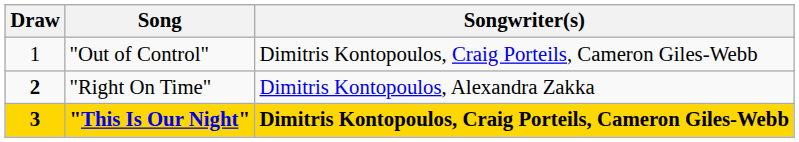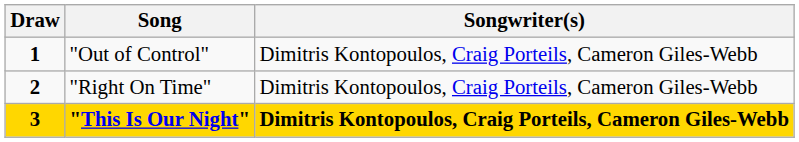(35, 53) normal -> (35, 53) bold
(427, 86) Dimitris Kontopoulos, Alexandra Zakka -> (509, 86) Dimitris Kontopoulos, Craig Porteils, Cameron Giles-Webb
